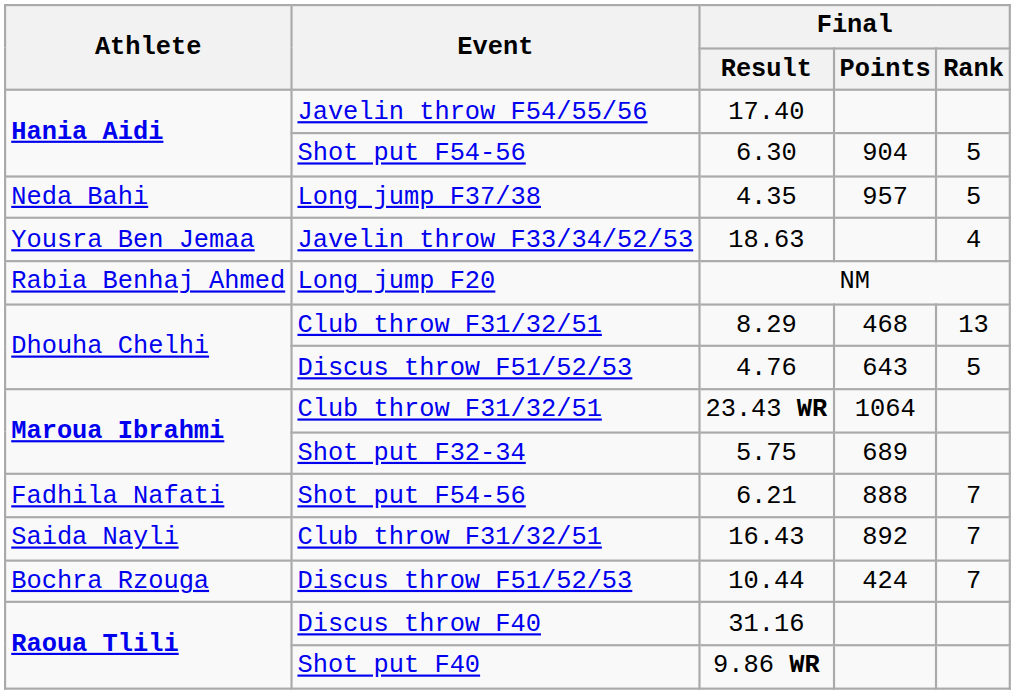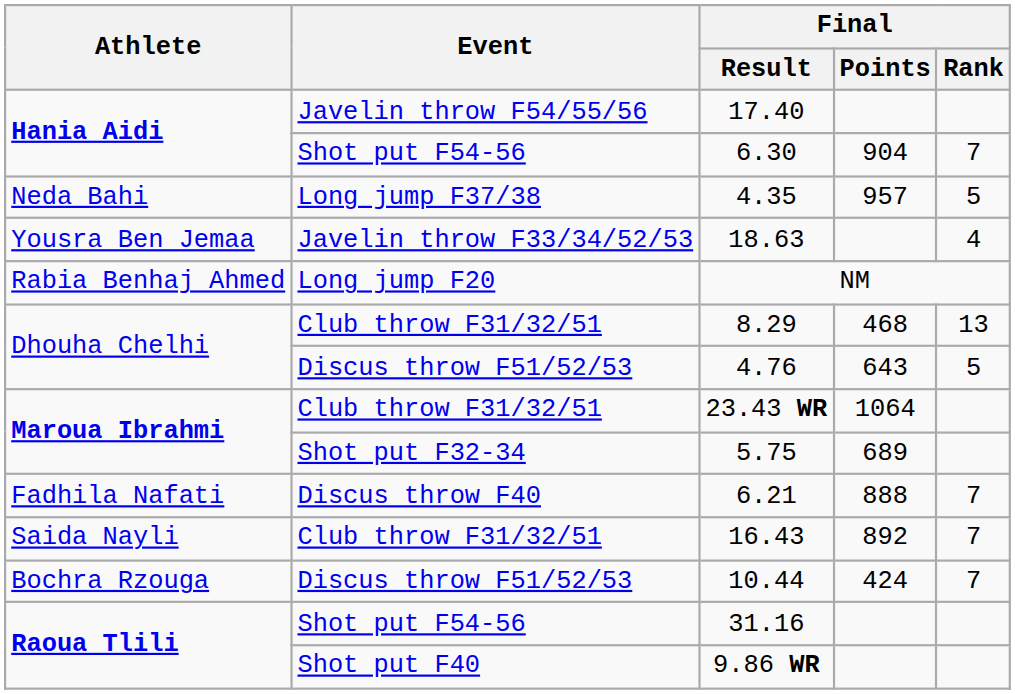(974, 154) 5 -> (974, 154) 7
(412, 495) Shot put F54-56 -> (419, 495) Discus throw F40
(419, 623) Discus throw F40 -> (412, 623) Shot put F54-56
